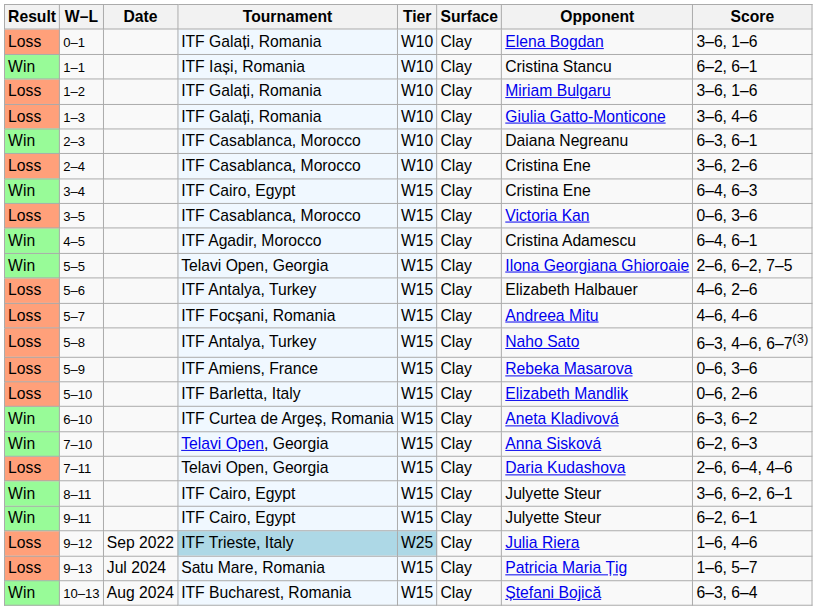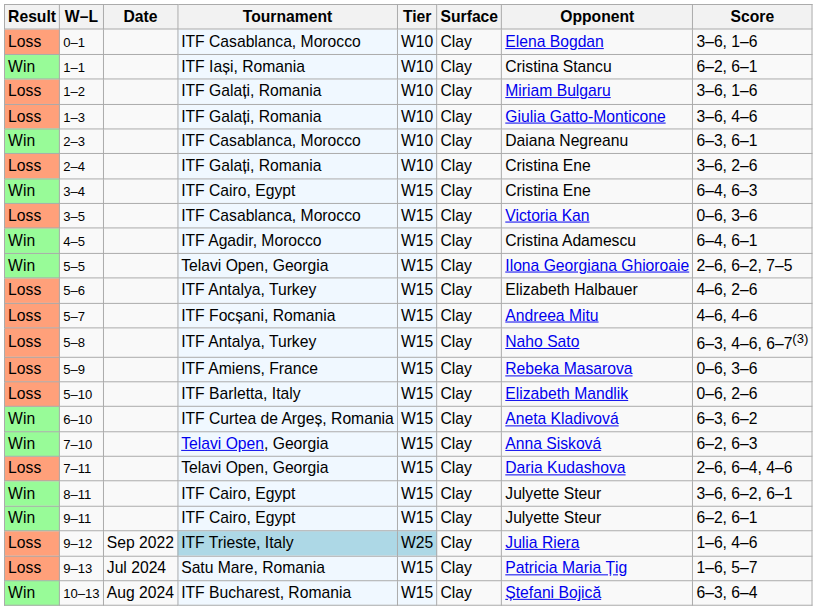(251, 41) ITF Galați, Romania -> (271, 41) ITF Casablanca, Morocco
(271, 166) ITF Casablanca, Morocco -> (251, 166) ITF Galați, Romania
